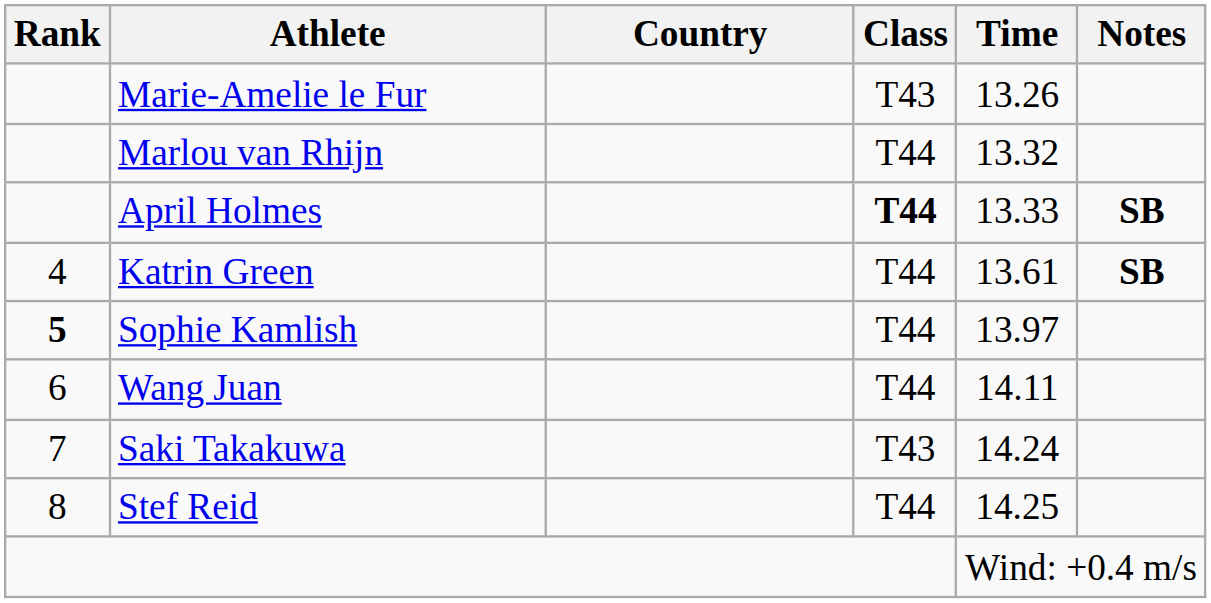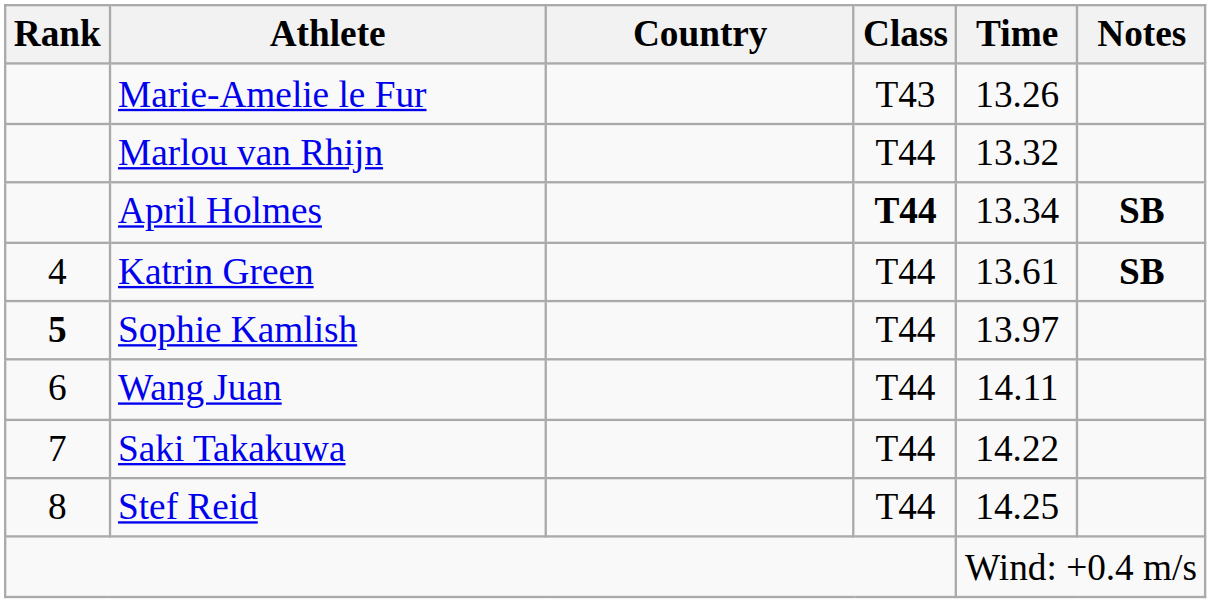(1017, 211) 13.33 -> (1017, 211) 13.34
(905, 447) T43 -> (905, 447) T44
(1017, 447) 14.24 -> (1017, 447) 14.22
